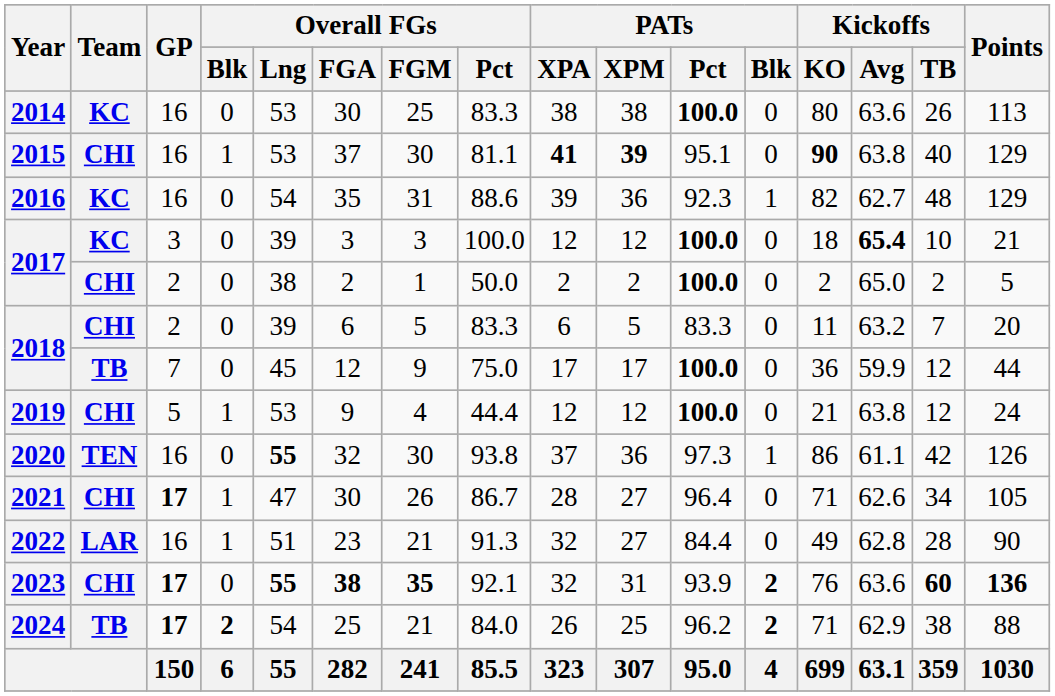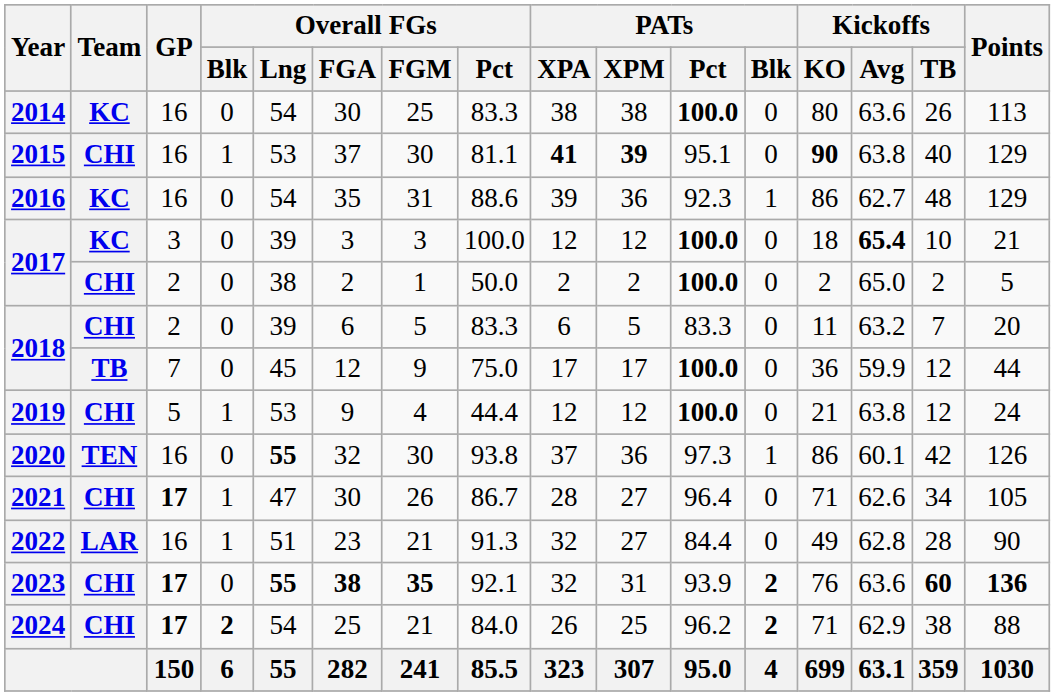(283, 111) 53 -> (283, 111) 54
(825, 197) 82 -> (825, 197) 86
(882, 454) 61.1 -> (882, 454) 60.1
(109, 626) TB -> (109, 626) CHI
